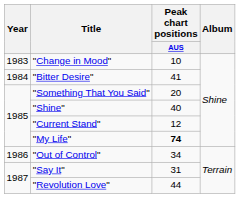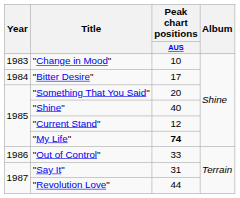(176, 77) 41 -> (176, 77) 17
(176, 154) 34 -> (176, 154) 33
